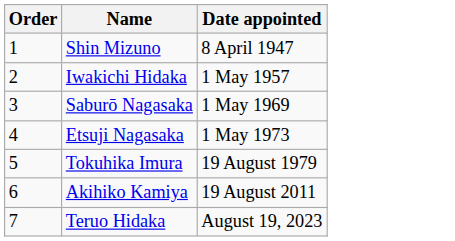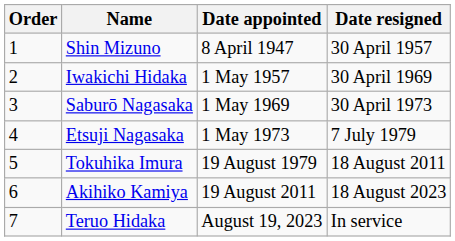+ column: (389, 18)
